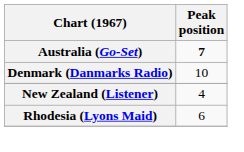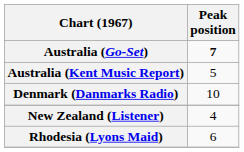+ row: (96, 72)
